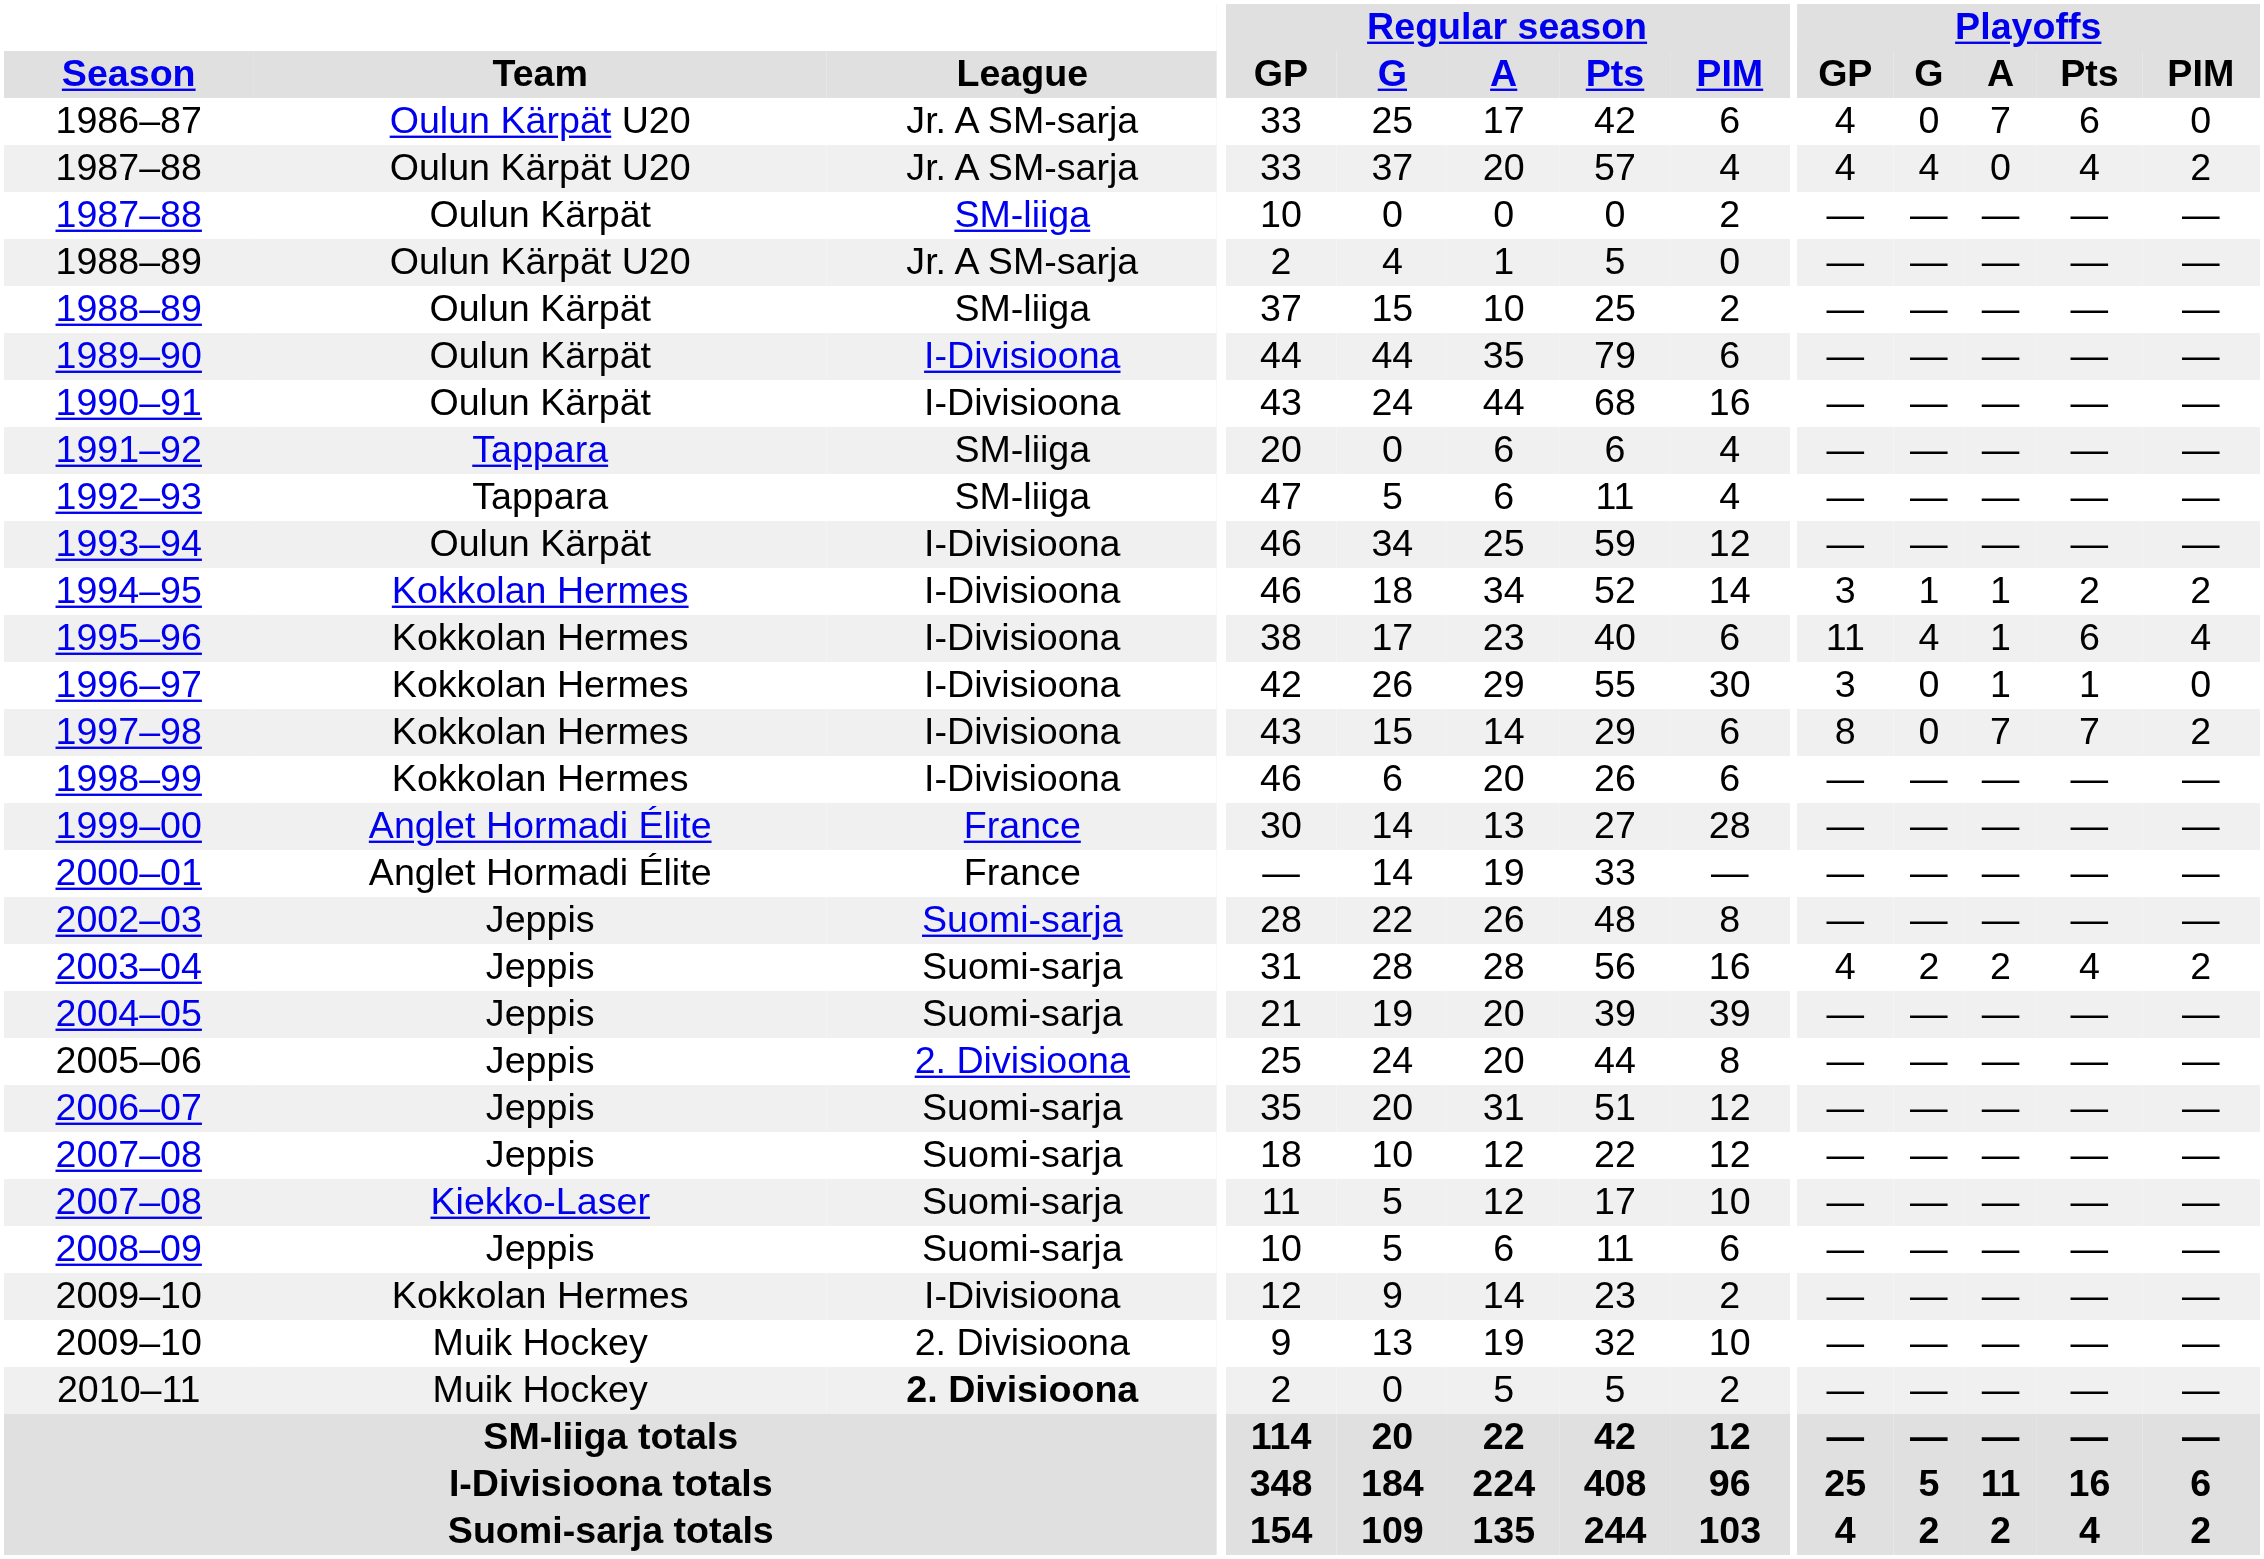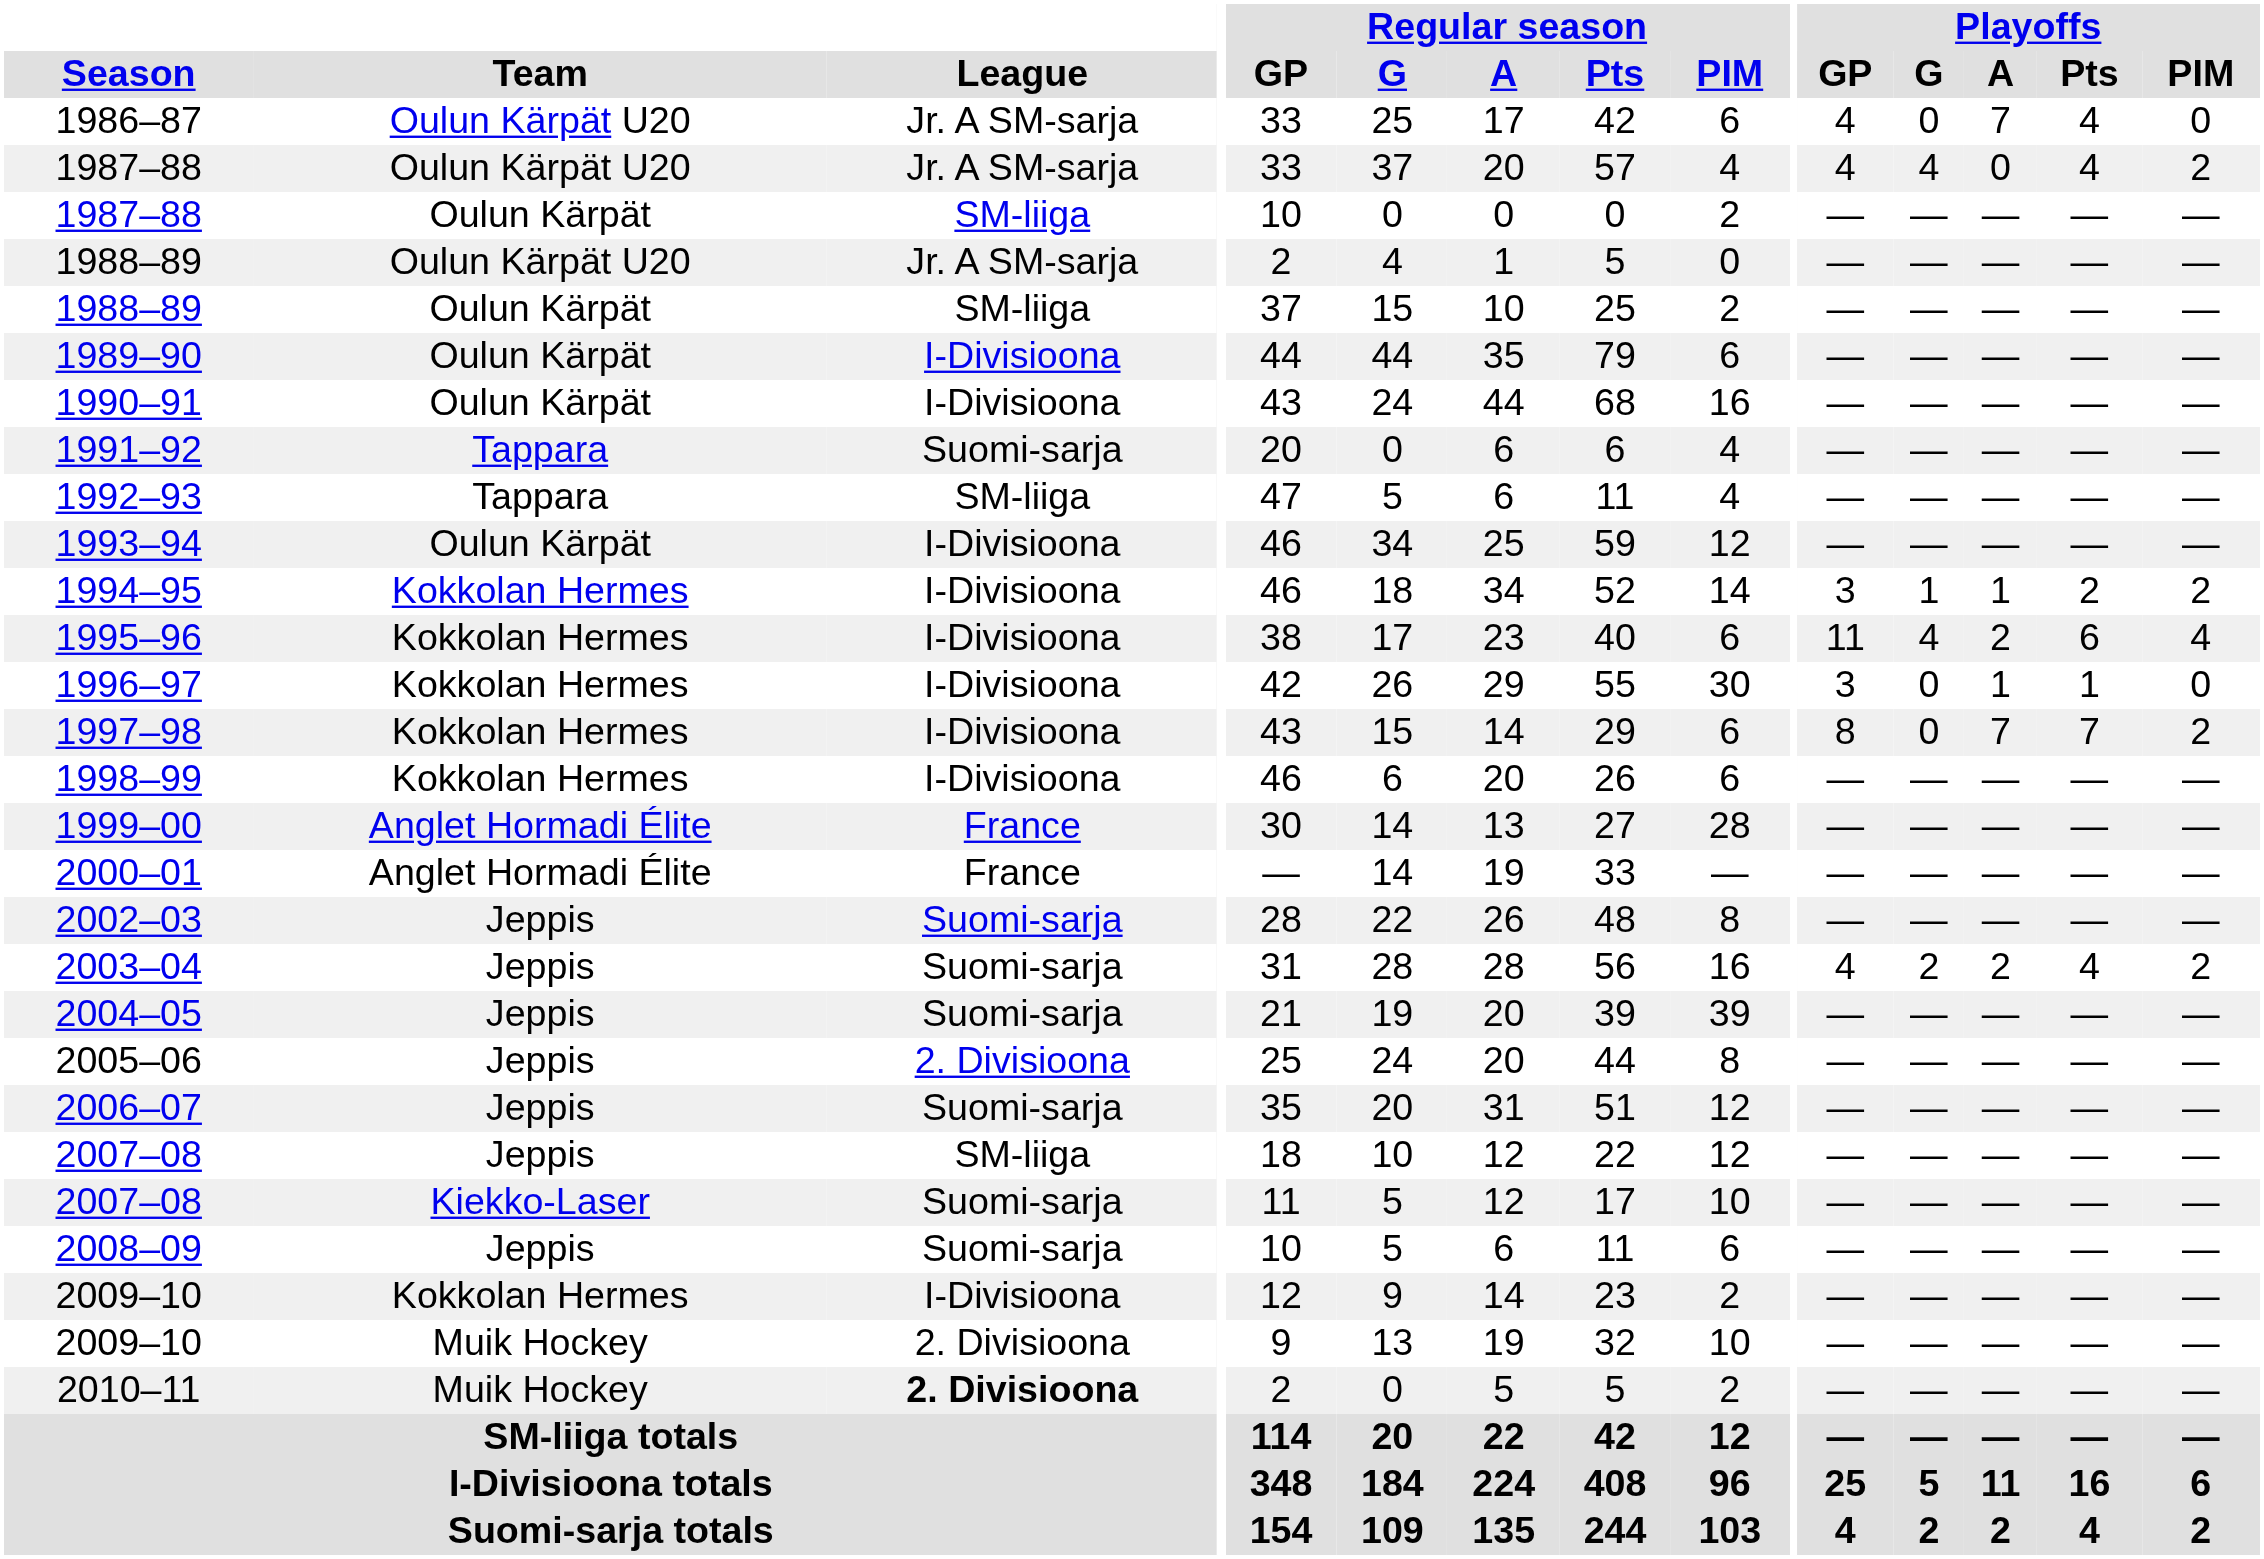(2089, 120) 6 -> (2089, 120) 4
(1022, 449) SM-liiga -> (1022, 449) Suomi-sarja
(2001, 637) 1 -> (2001, 637) 2
(1022, 1154) Suomi-sarja -> (1022, 1154) SM-liiga
